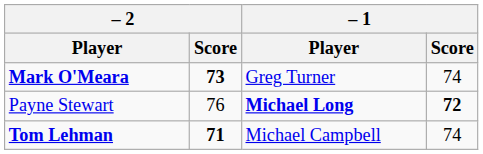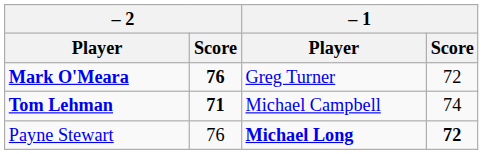(215, 76) 73 -> (215, 76) 76
(452, 76) 74 -> (452, 76) 72
rows swapped: (61, 105) <-> (61, 134)
